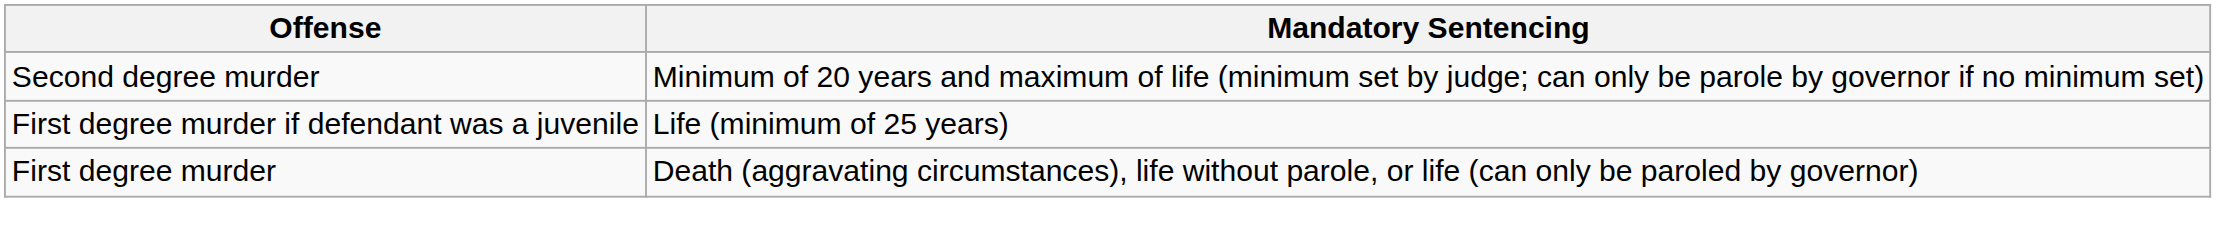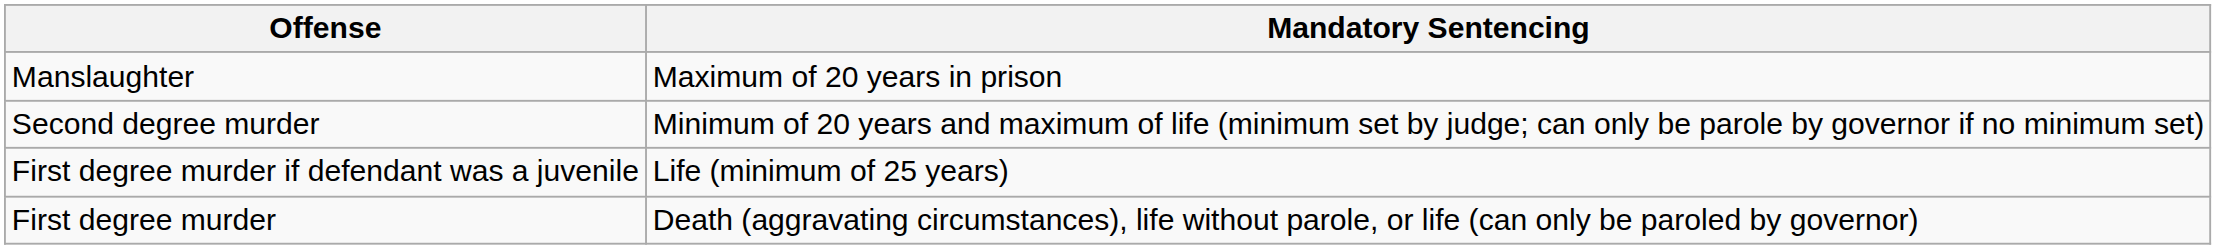+ row: (103, 76)
